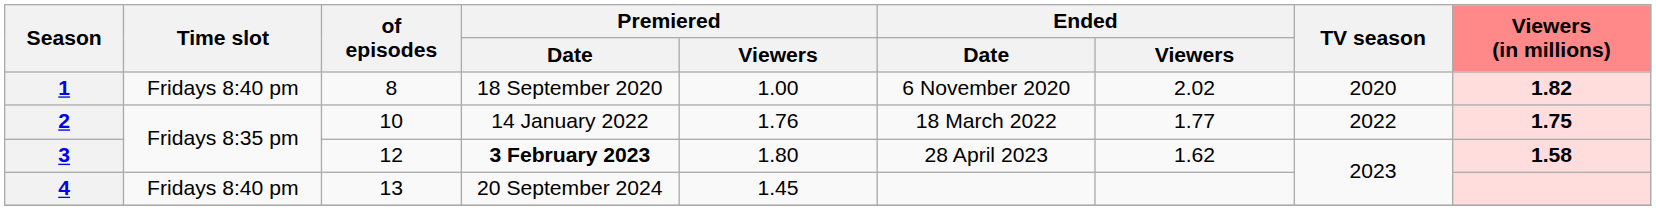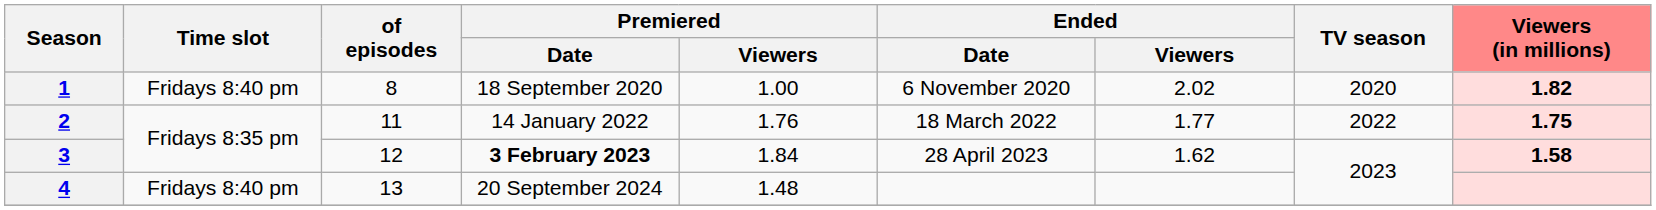(391, 121) 10 -> (391, 121) 11
(778, 155) 1.80 -> (778, 155) 1.84
(778, 188) 1.45 -> (778, 188) 1.48
